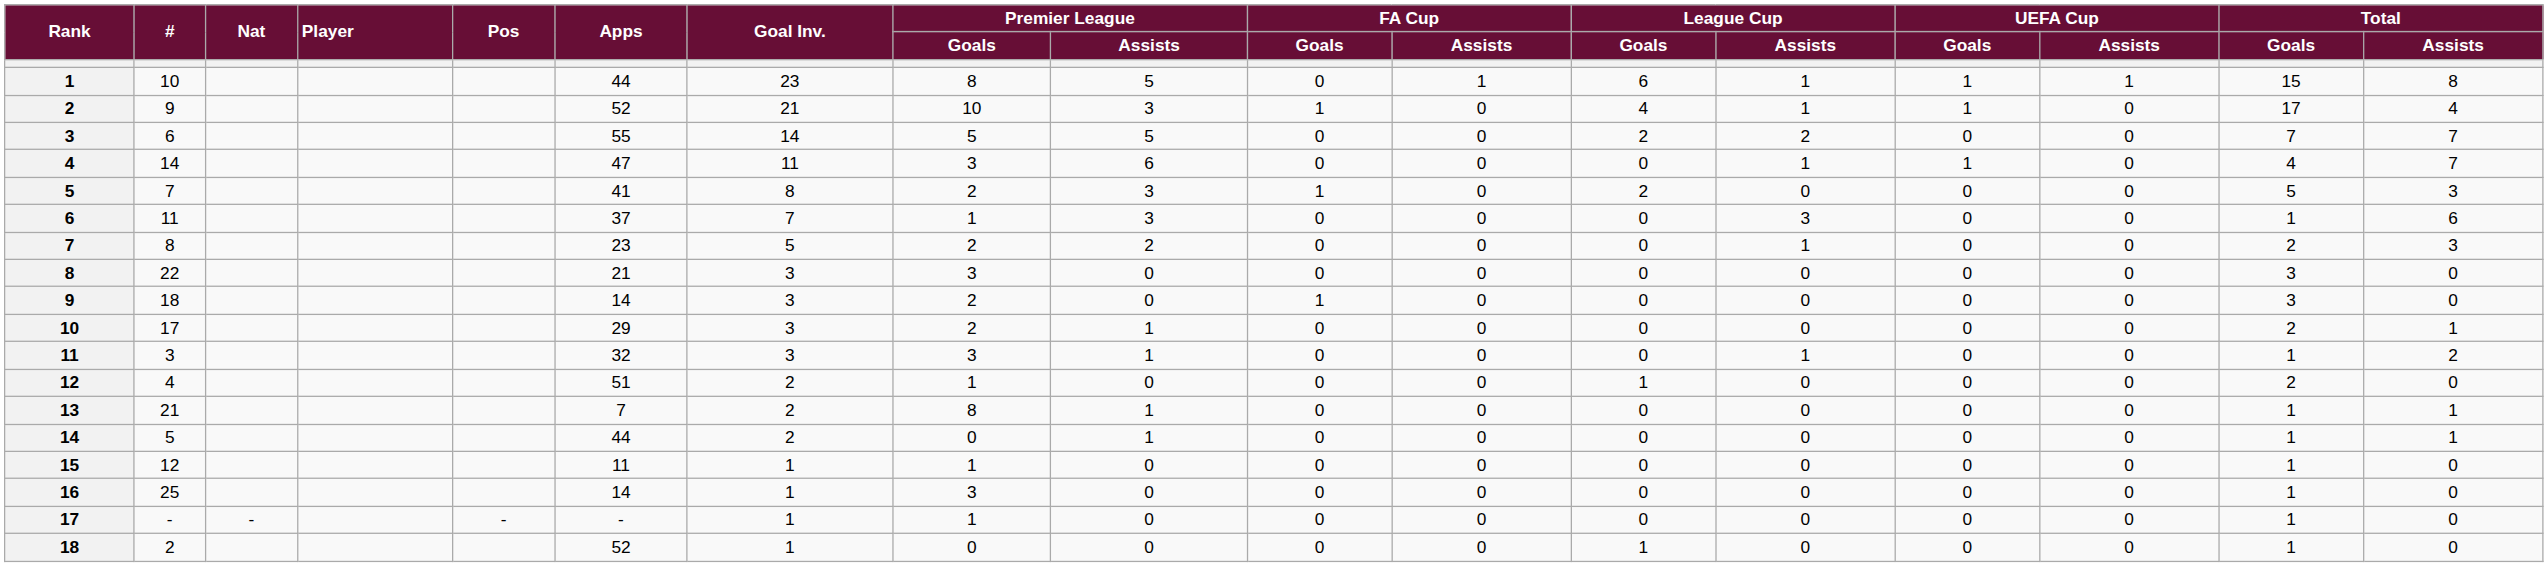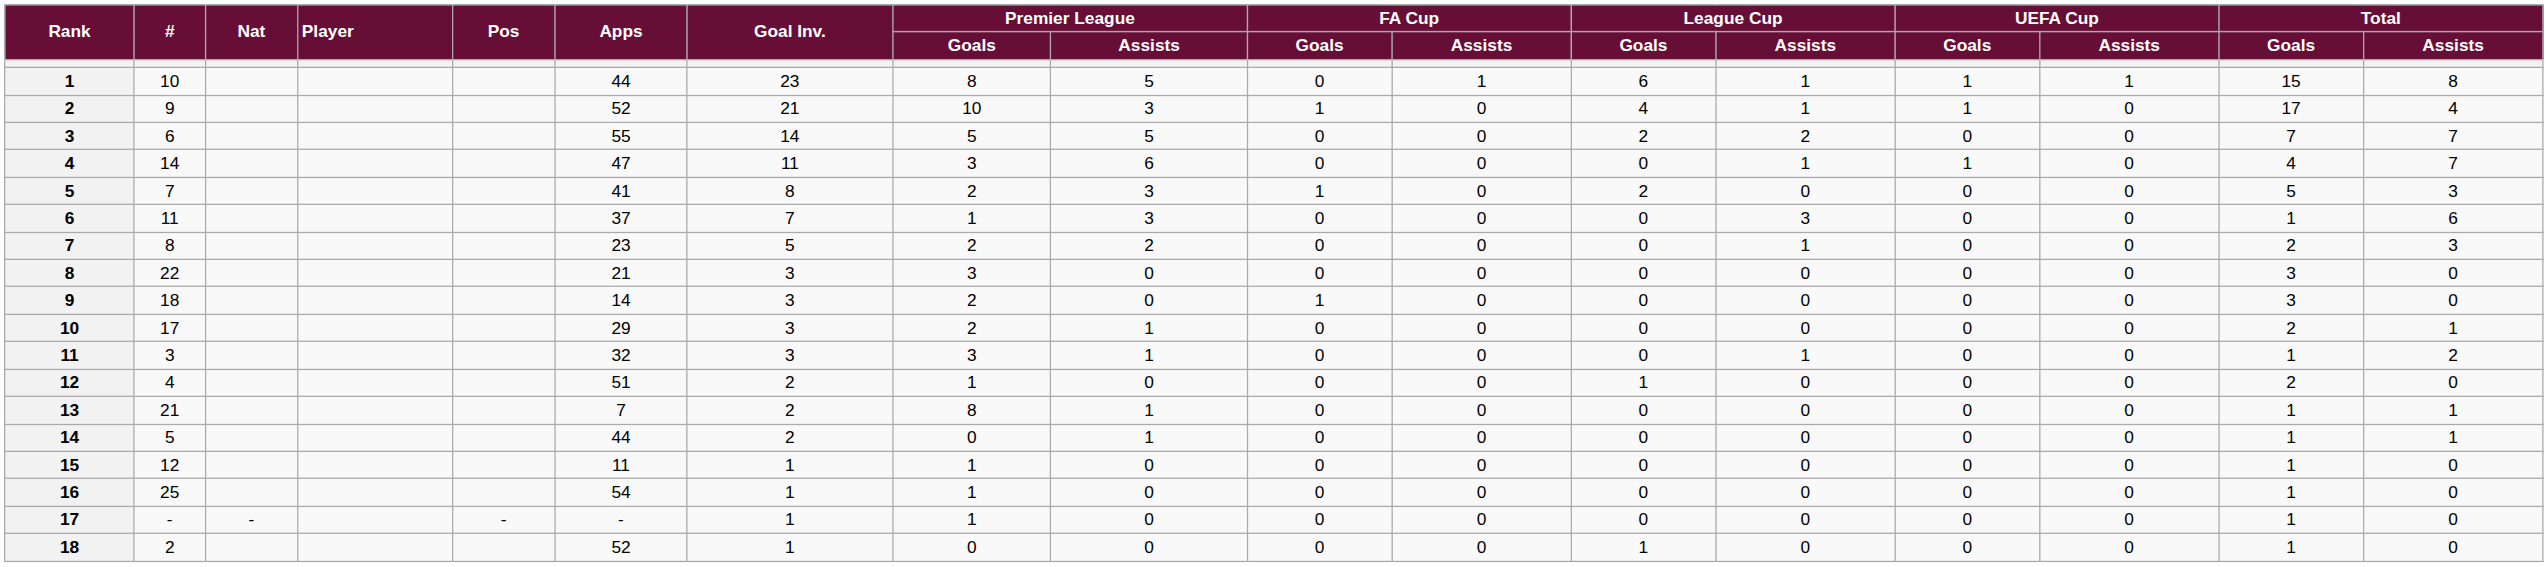(621, 492) 14 -> (621, 492) 54
(972, 492) 3 -> (972, 492) 1
